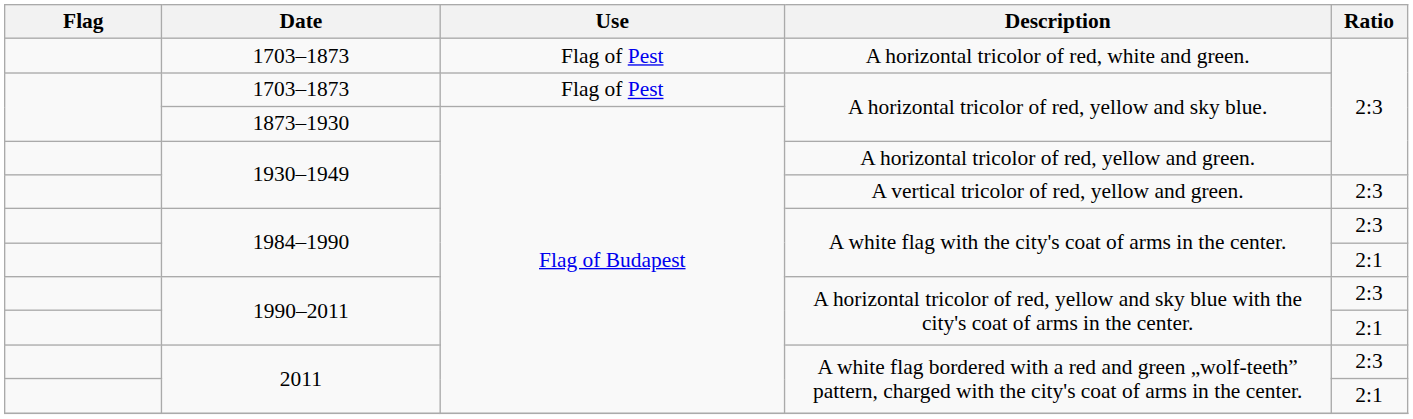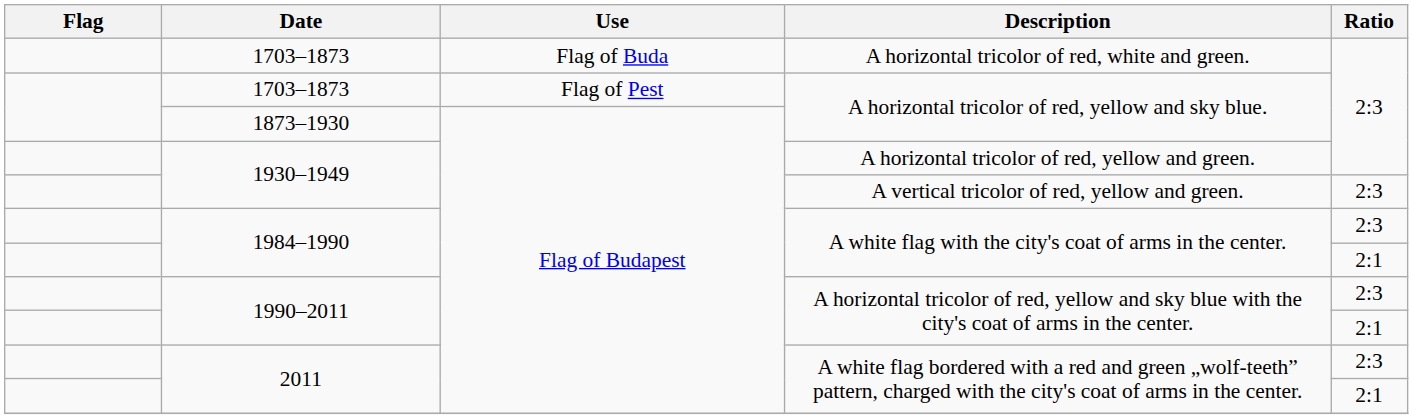(612, 55) Flag of Pest -> (612, 55) Flag of Buda
